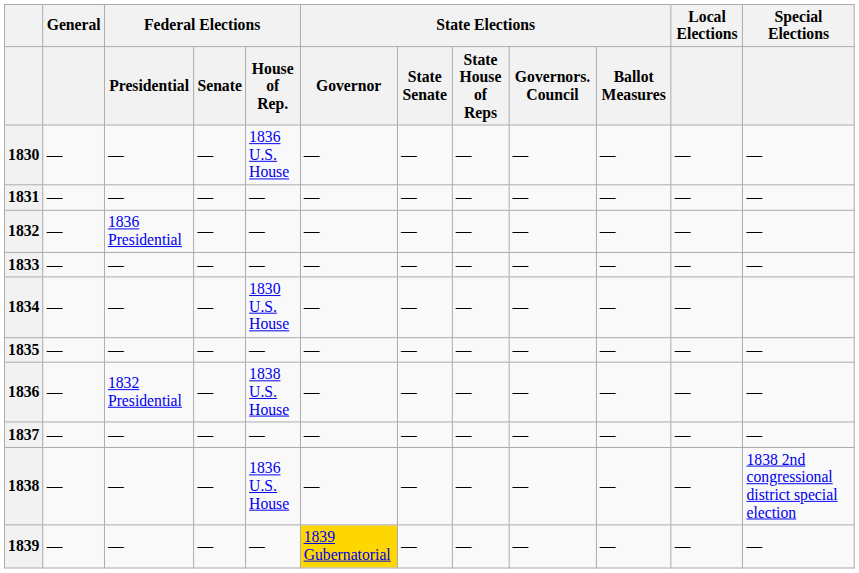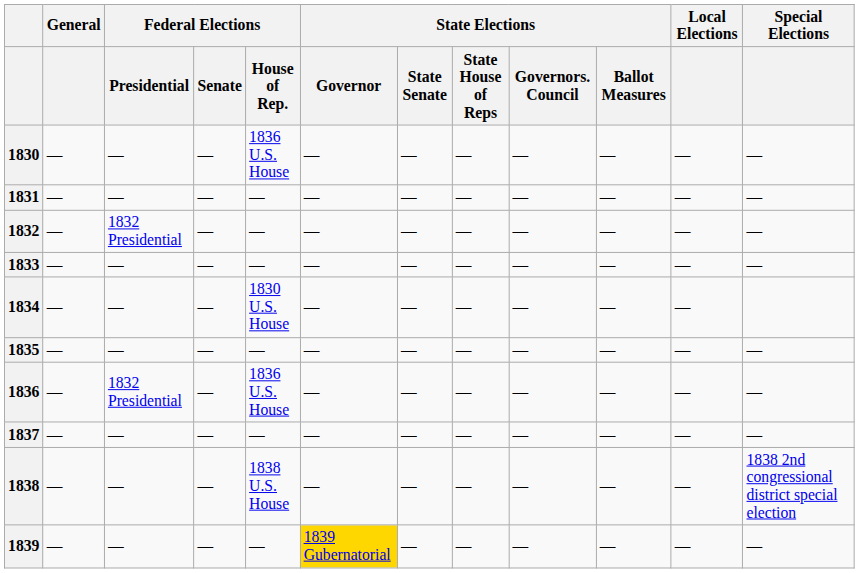(145, 231) 1836 Presidential -> (145, 231) 1832 Presidential
(269, 392) 1838 U.S. House -> (269, 392) 1836 U.S. House
(269, 486) 1836 U.S. House -> (269, 486) 1838 U.S. House
